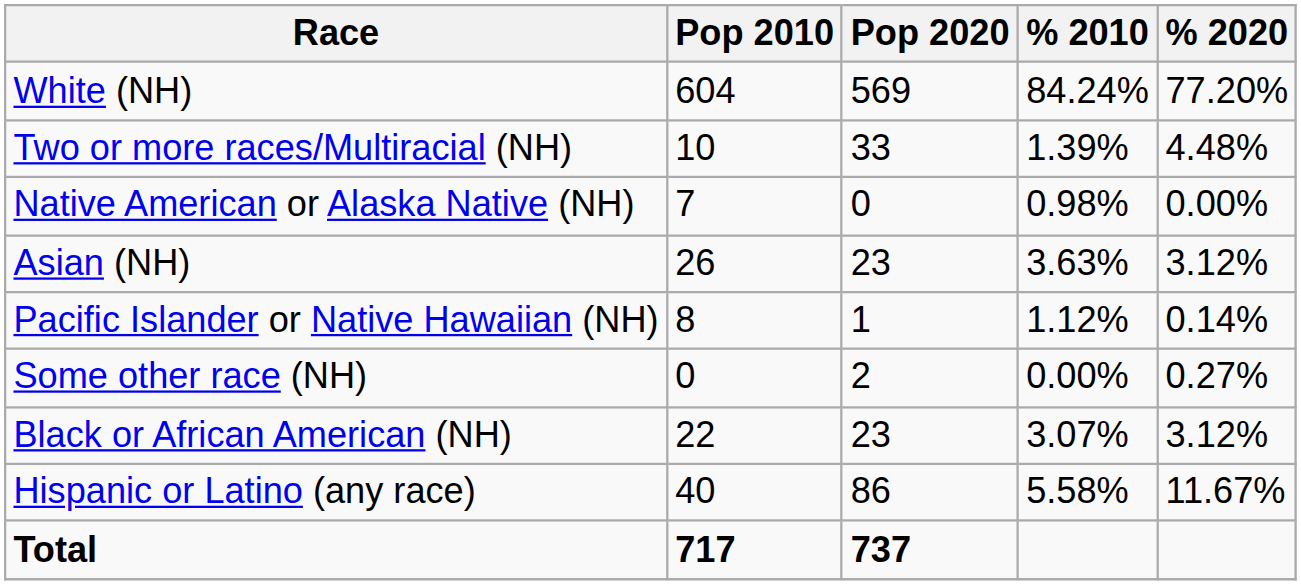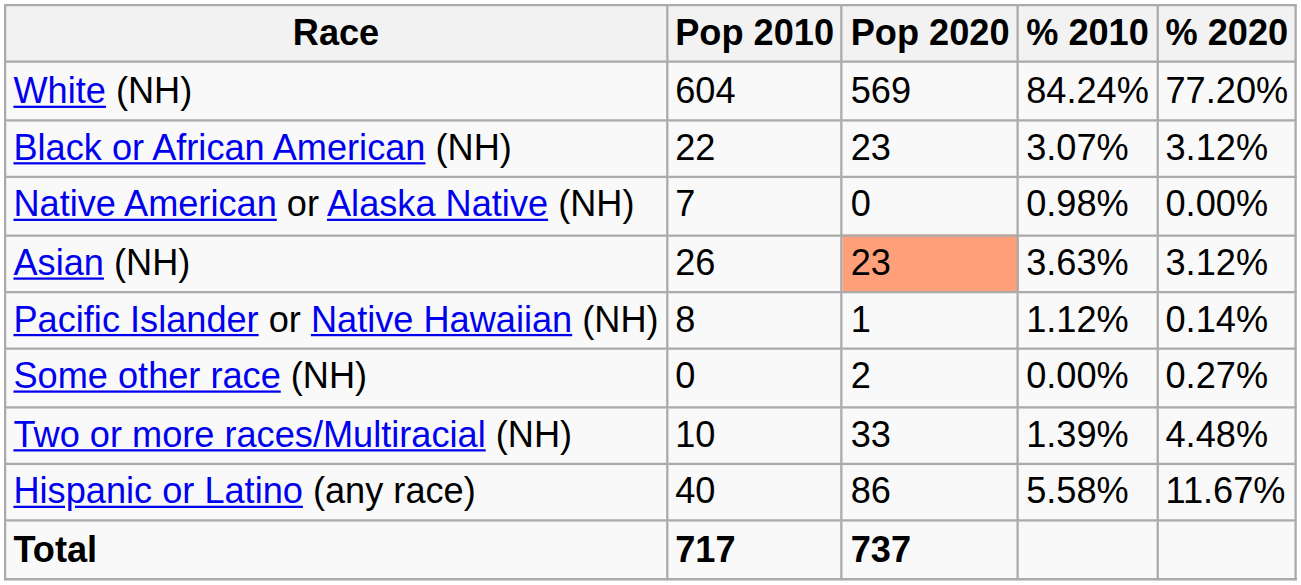rows swapped: (263, 434) <-> (293, 147)
(871, 262) no background -> (871, 262) lightsalmon background
